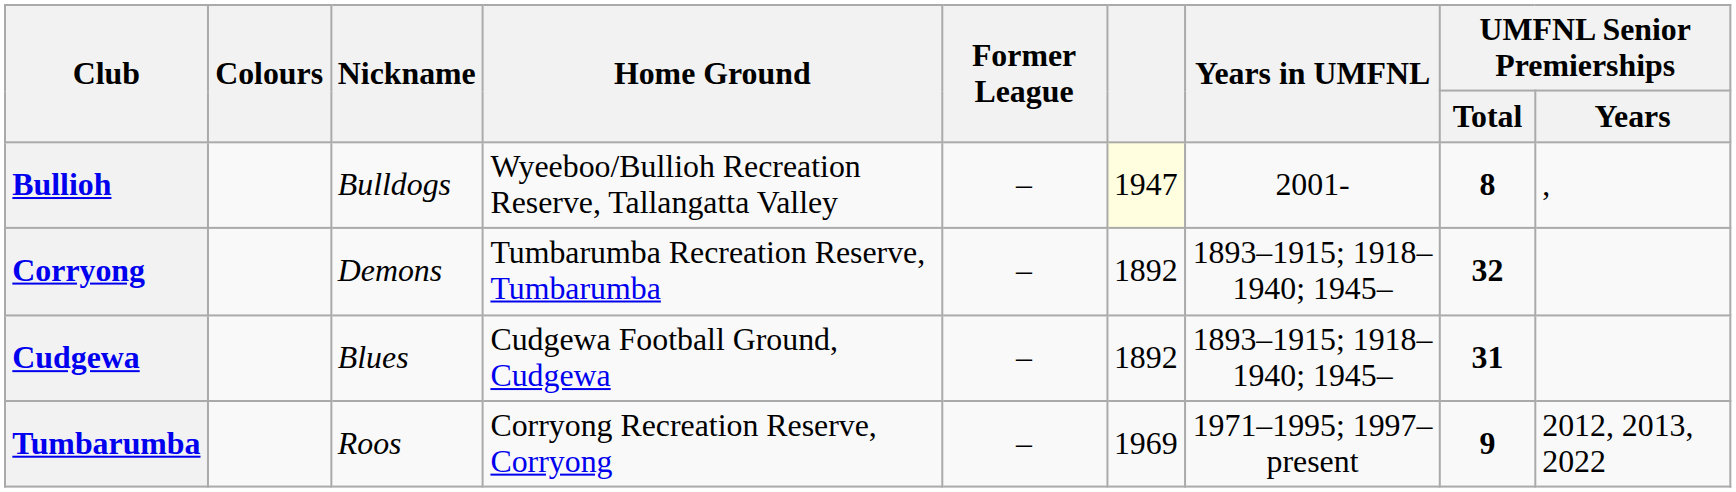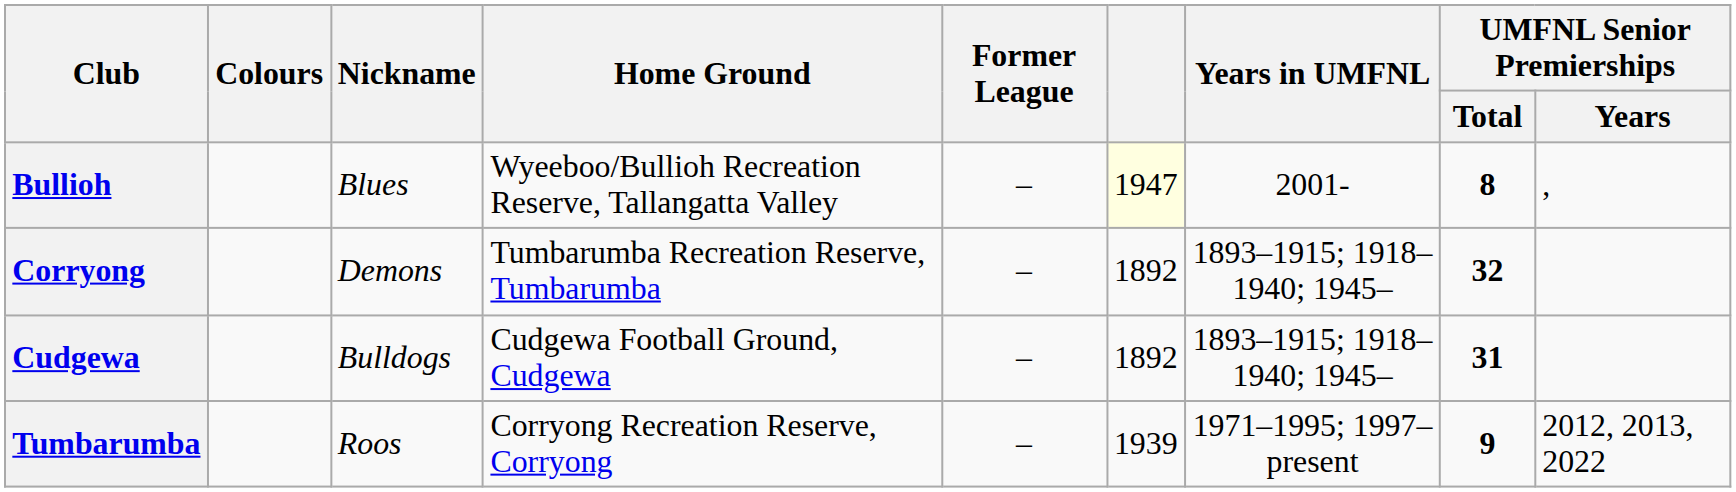(394, 184) Bulldogs -> (373, 184) Blues
(373, 357) Blues -> (394, 357) Bulldogs
(1146, 443) 1969 -> (1146, 443) 1939
